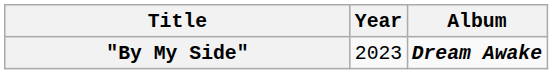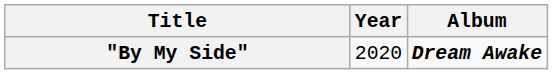(379, 53) 2023 -> (379, 53) 2020
